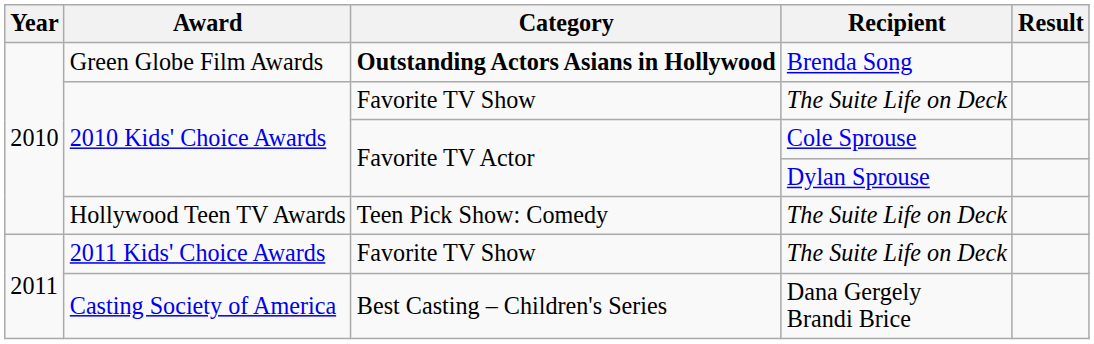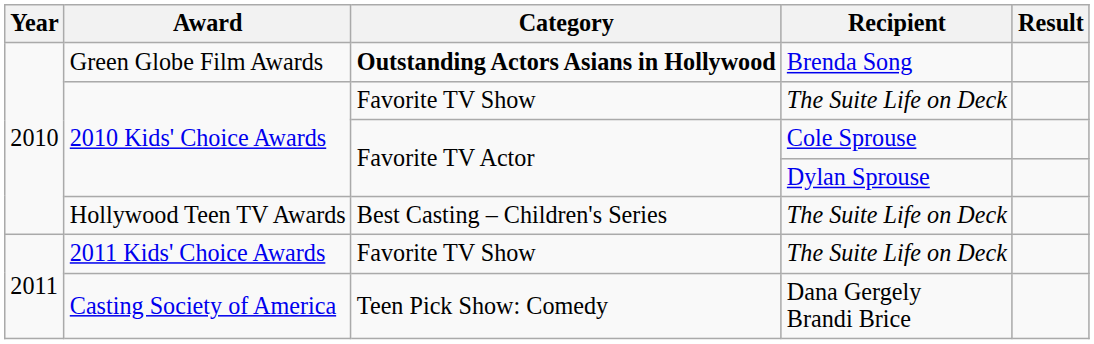(482, 215) Teen Pick Show: Comedy -> (512, 215) Best Casting – Children's Series
(512, 305) Best Casting – Children's Series -> (482, 305) Teen Pick Show: Comedy
